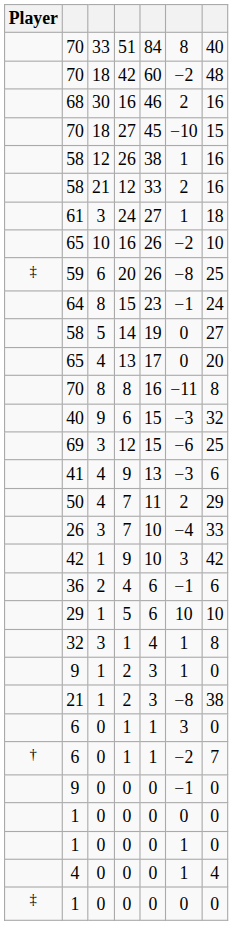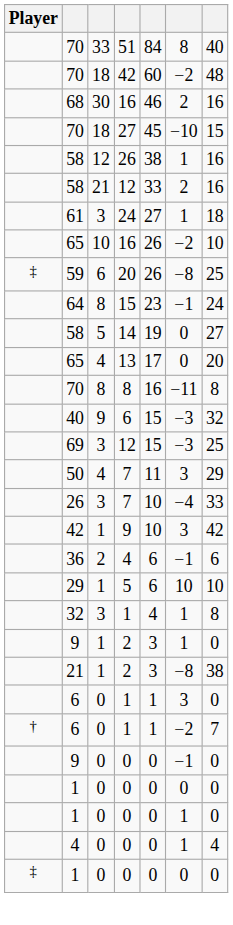(184, 445) −6 -> (184, 445) −3
- row: (75, 474)
(184, 502) 2 -> (184, 474) 3
